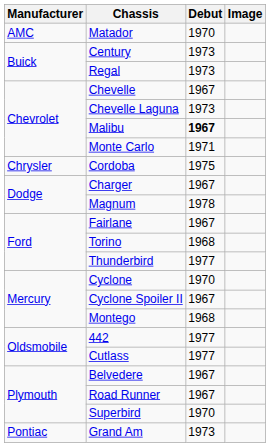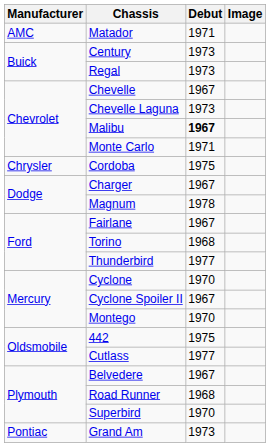(202, 33) 1970 -> (202, 33) 1971
(202, 318) 1968 -> (202, 318) 1970
(202, 337) 1977 -> (202, 337) 1975
(202, 394) 1967 -> (202, 394) 1968
